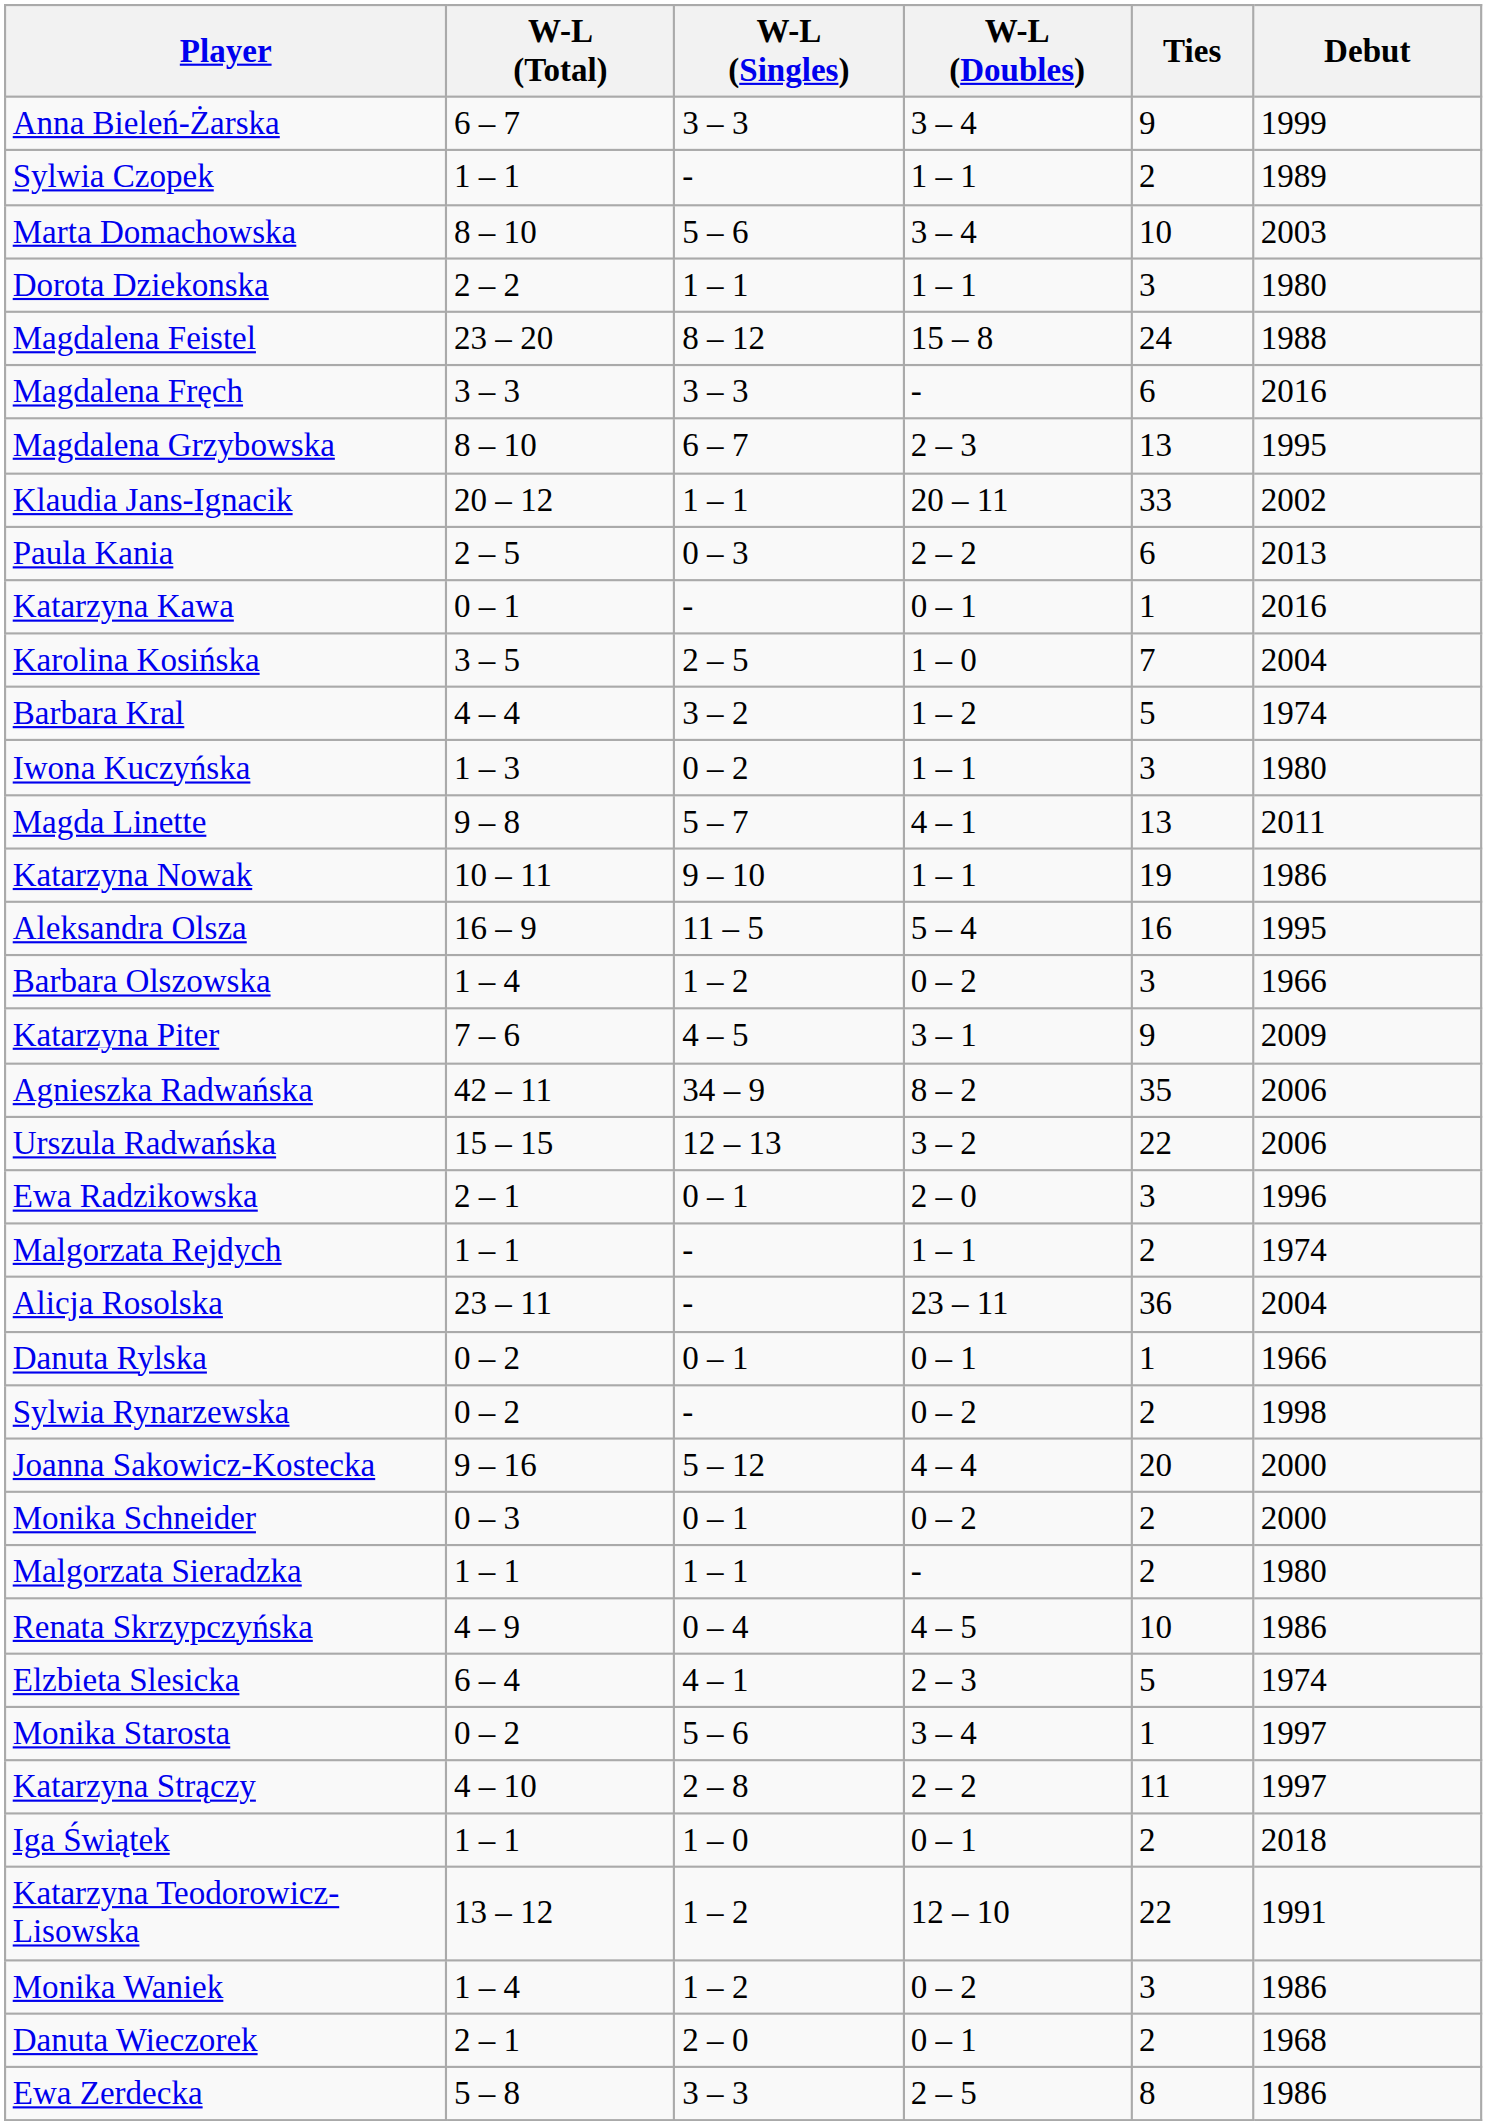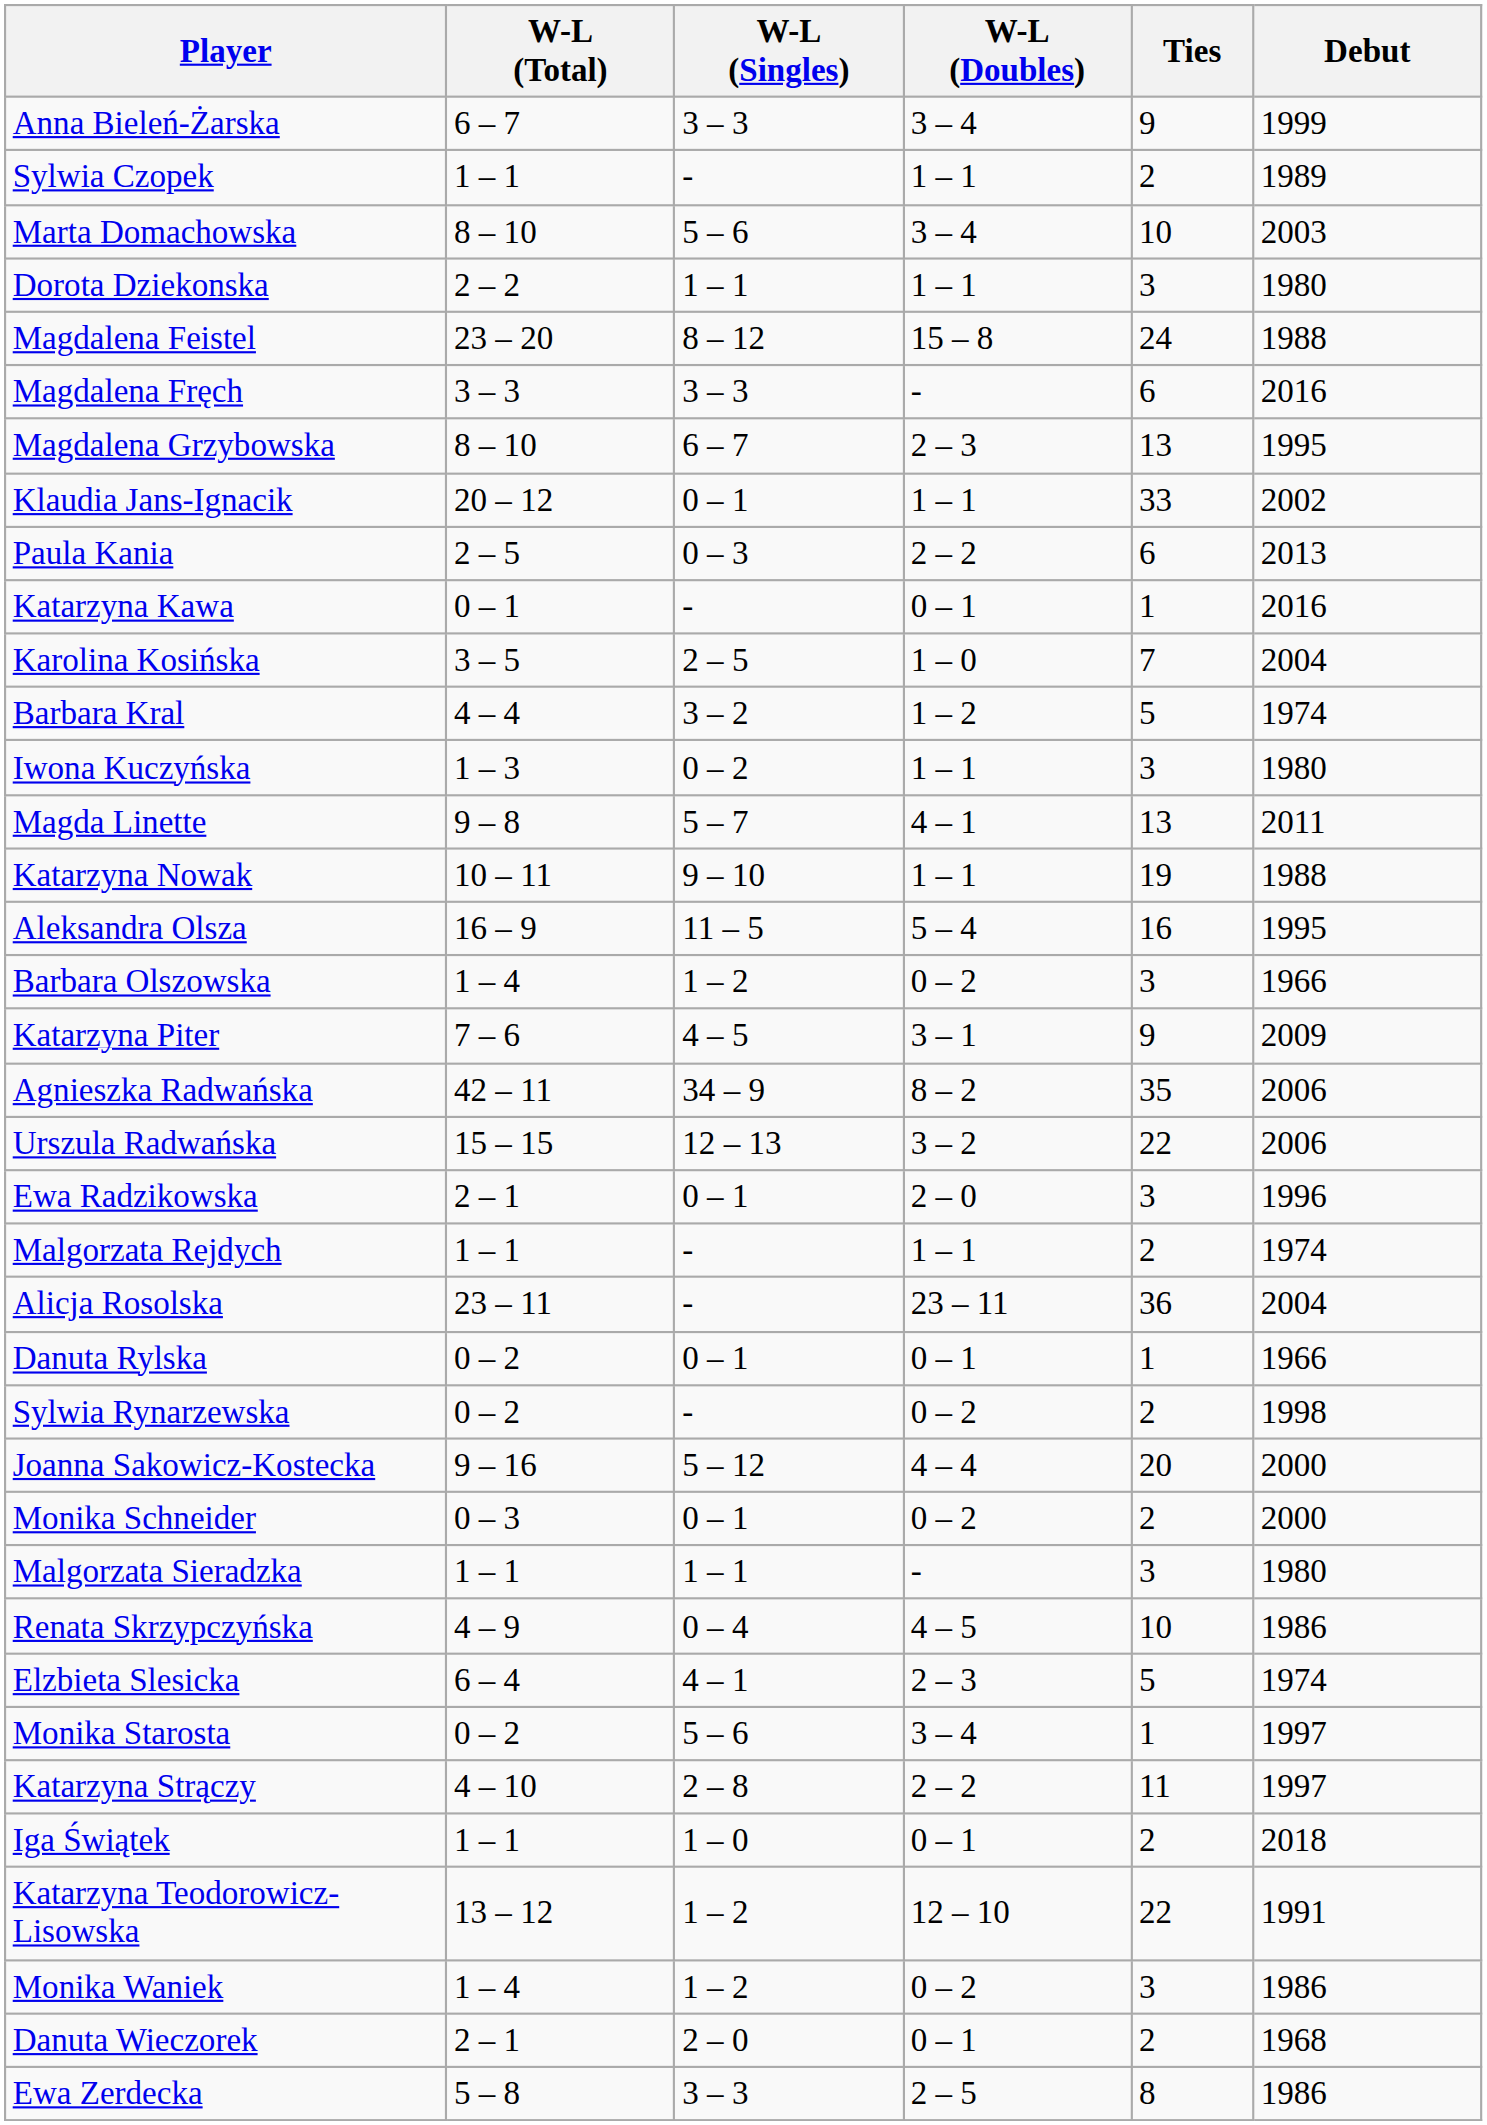(715, 498) 1 – 1 -> (715, 498) 0 – 1
(960, 498) 20 – 11 -> (944, 498) 1 – 1
(1294, 873) 1986 -> (1294, 873) 1988
(1147, 1571) 2 -> (1147, 1571) 3
